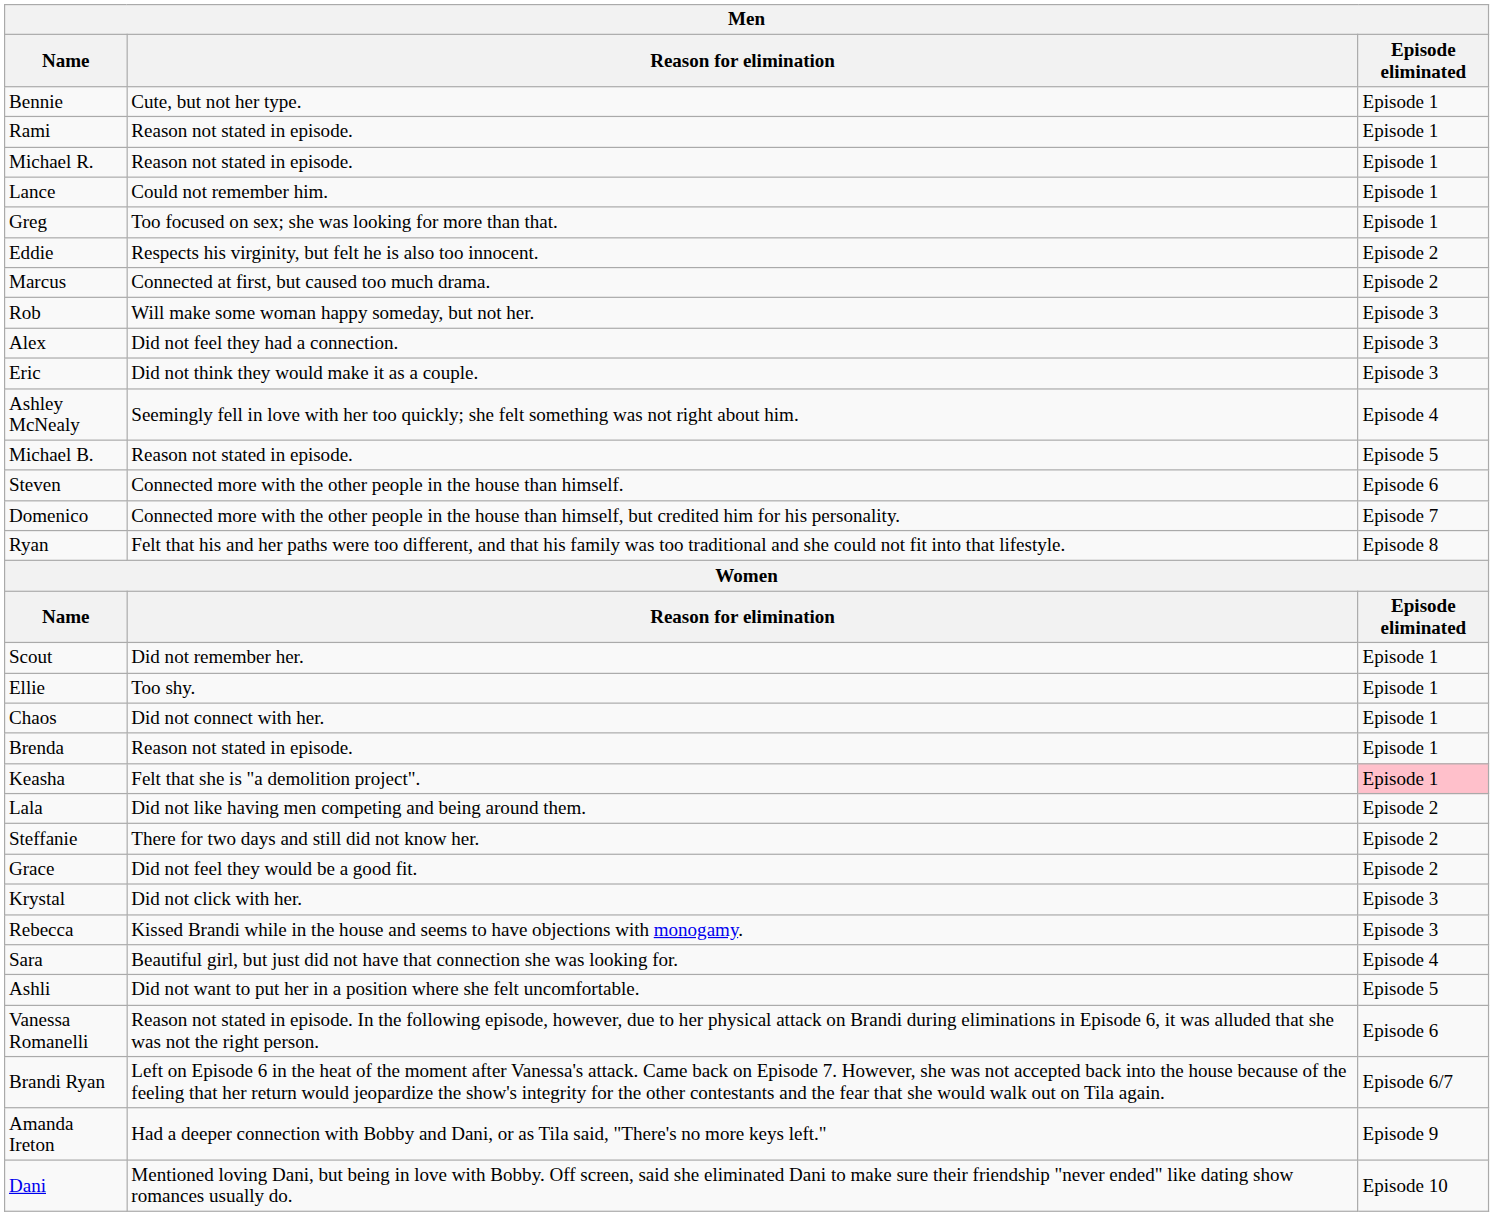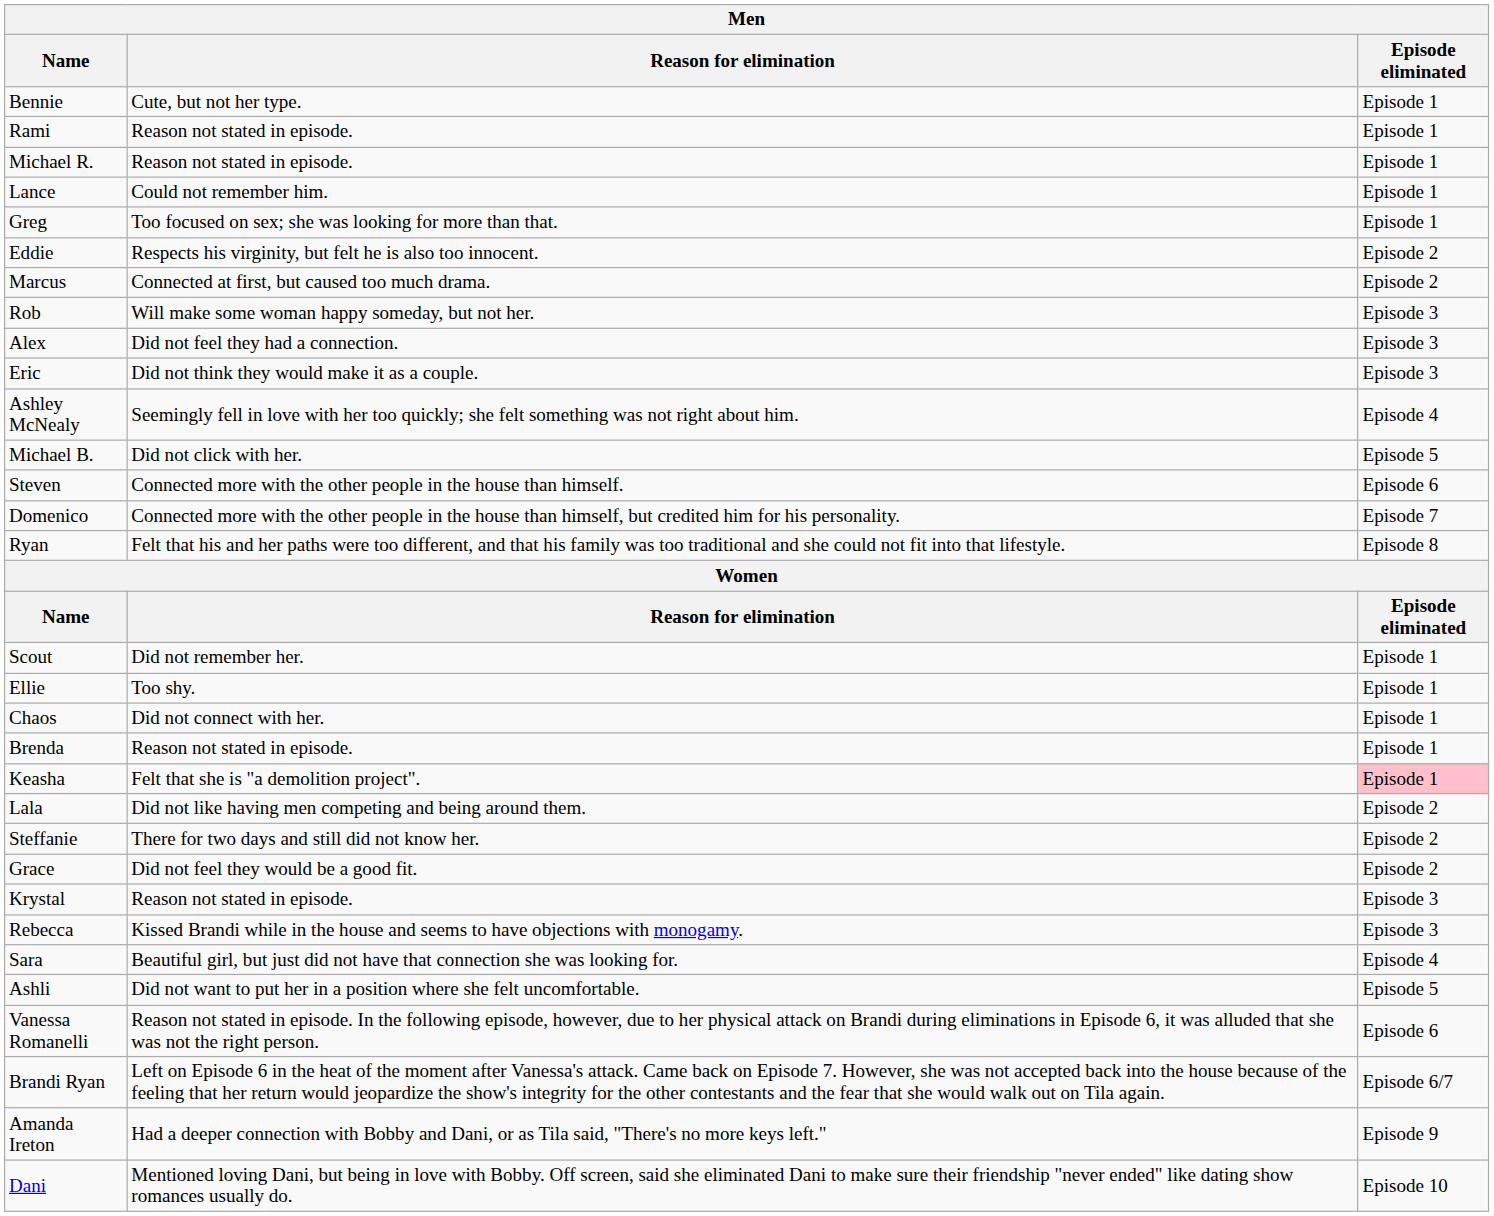(242, 454) Reason not stated in episode. -> (217, 454) Did not click with her.
(217, 899) Did not click with her. -> (242, 899) Reason not stated in episode.
